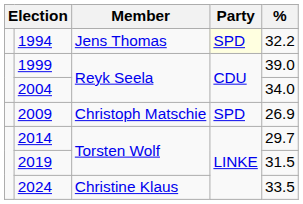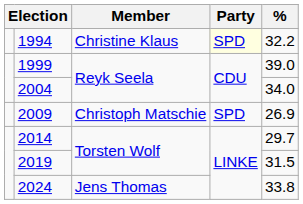(121, 41) Jens Thomas -> (126, 41) Christine Klaus
(126, 187) Christine Klaus -> (121, 187) Jens Thomas
(280, 187) 33.5 -> (280, 187) 33.8
